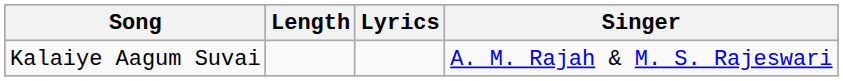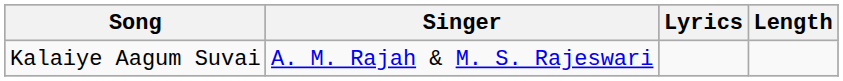columns swapped: (641, 23) <-> (311, 23)
